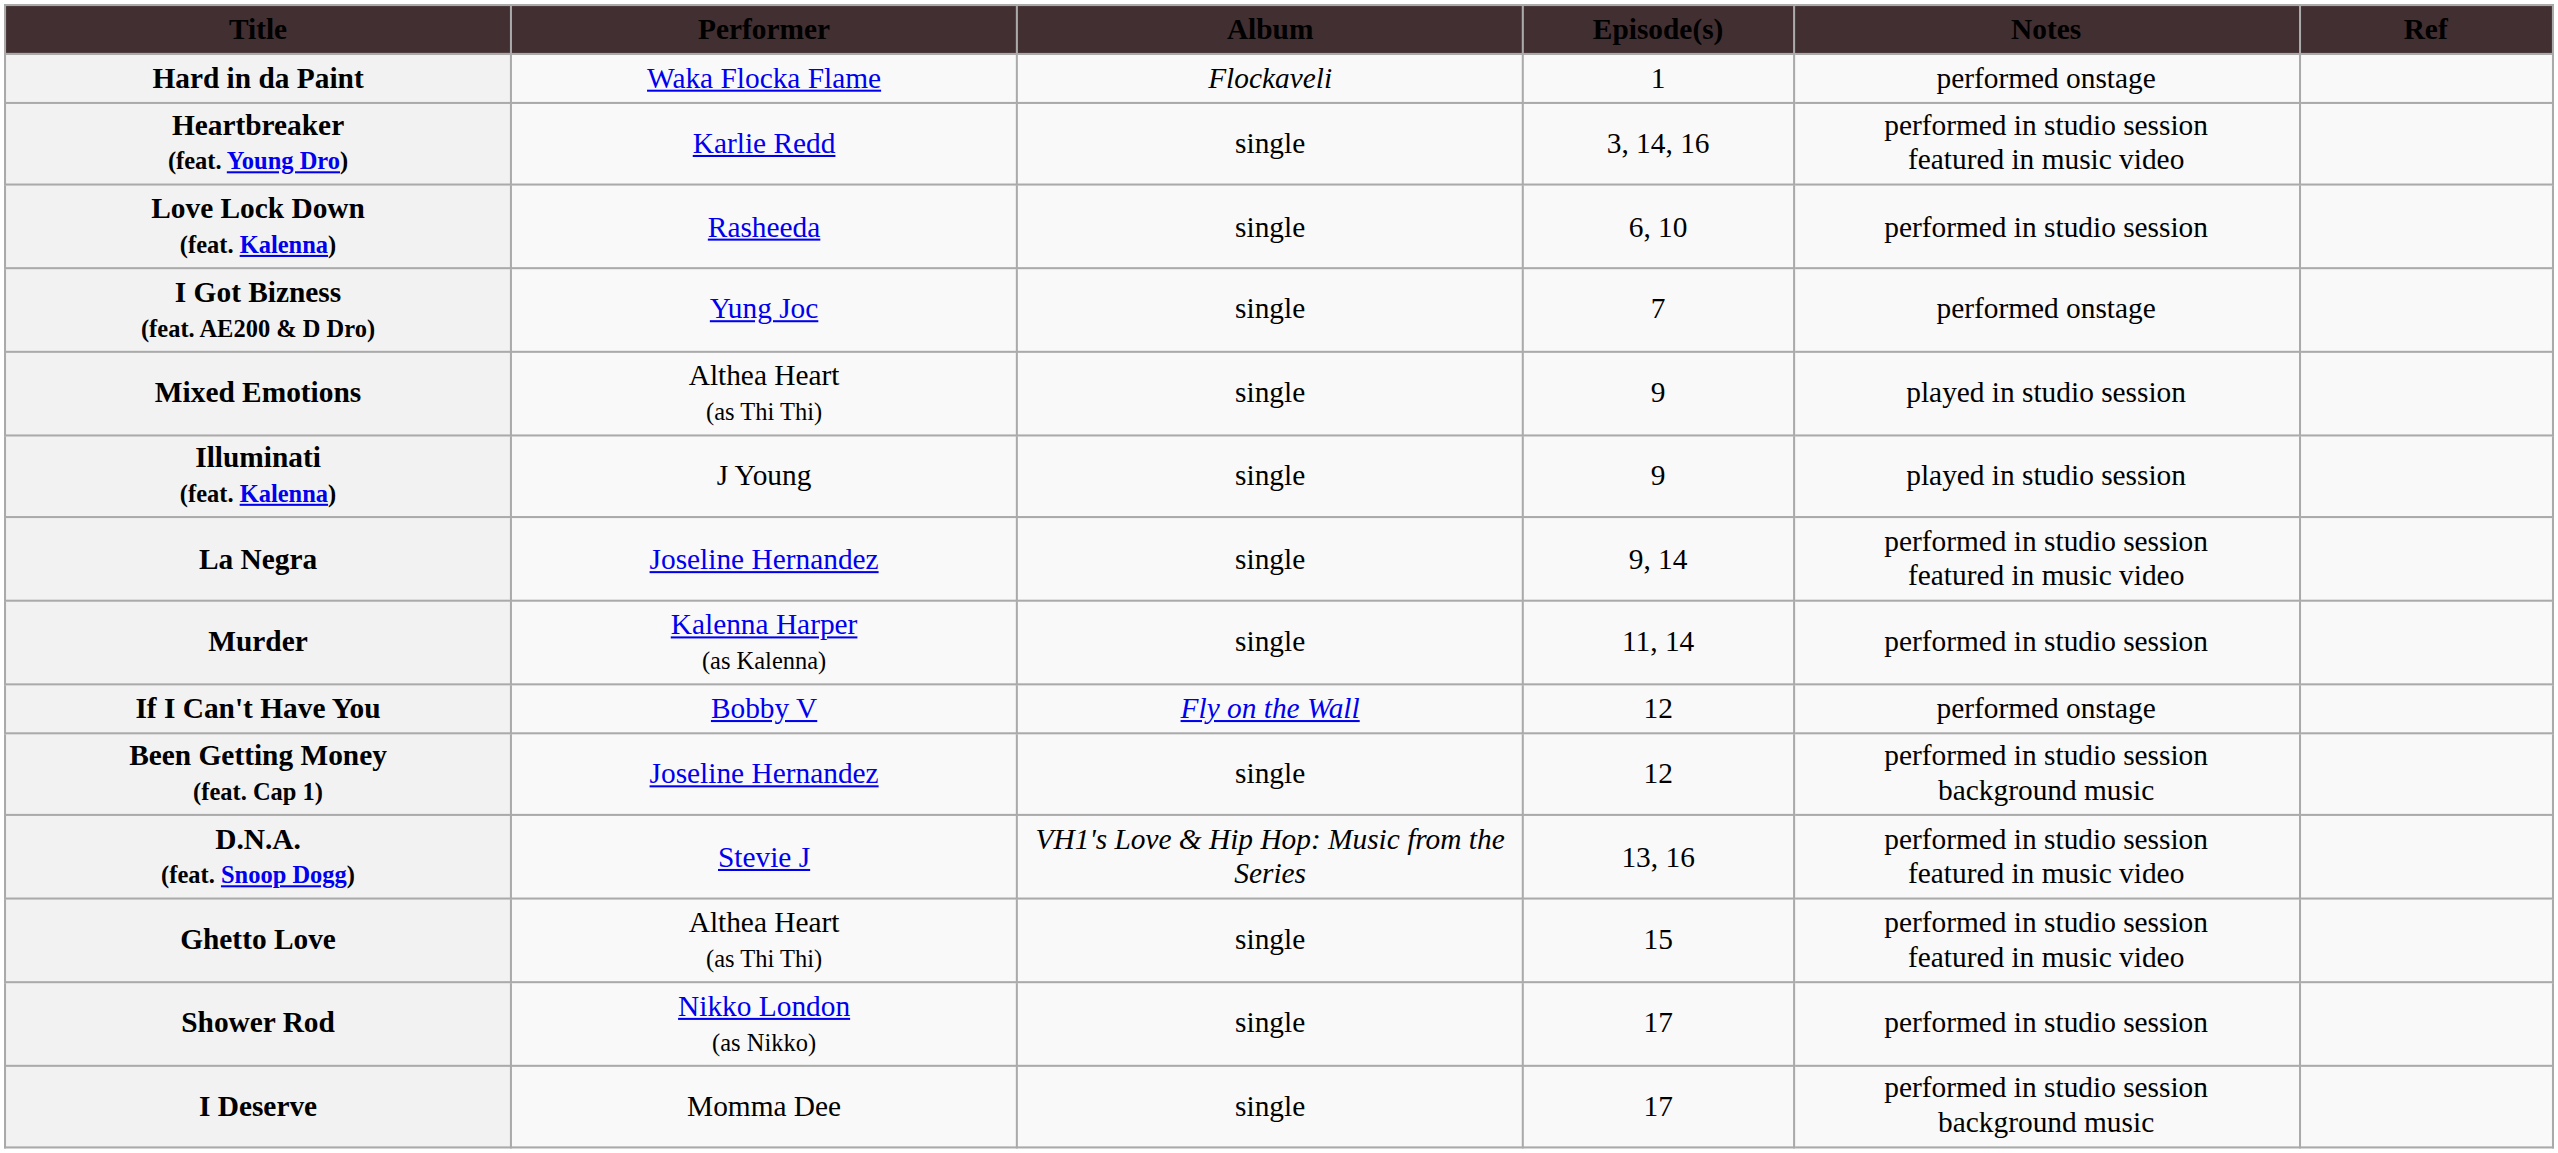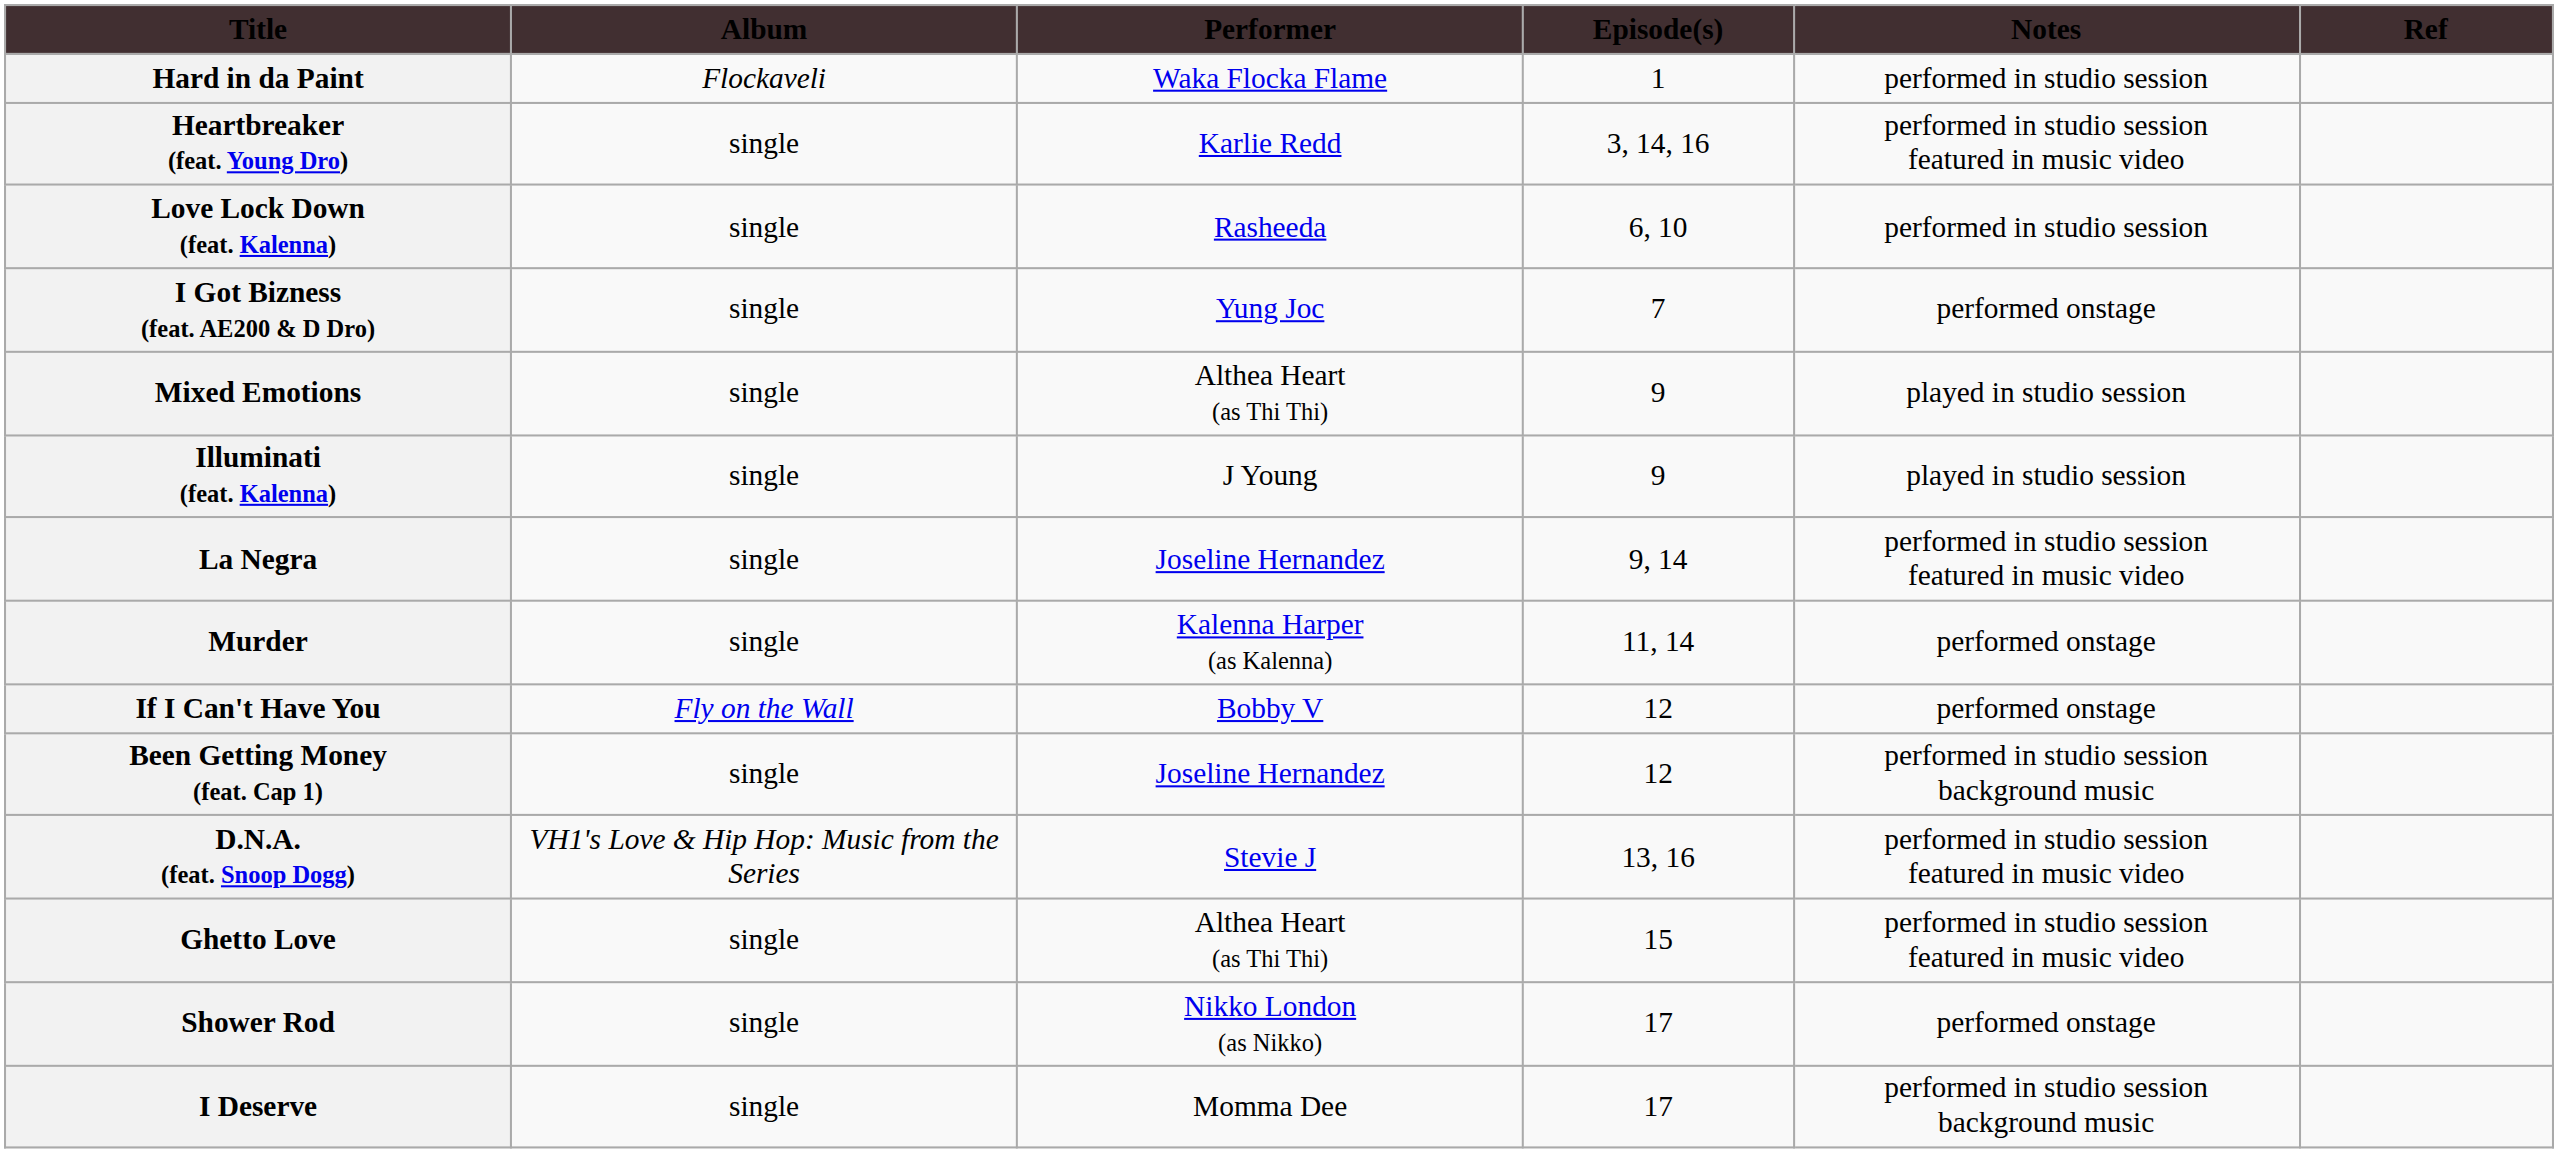columns swapped: (764, 29) <-> (1270, 29)
(2046, 77) performed onstage -> (2046, 77) performed in studio session
(2046, 642) performed in studio session -> (2046, 642) performed onstage
(2046, 1023) performed in studio session -> (2046, 1023) performed onstage
